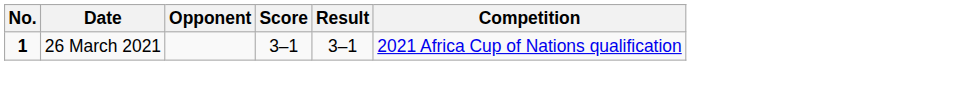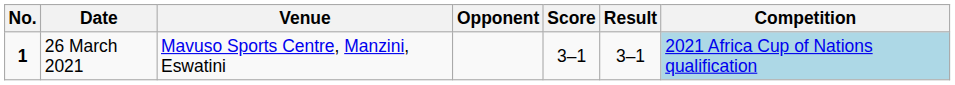+ column: (305, 18)
(530, 45) no background -> (769, 55) lightblue background
